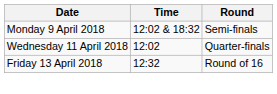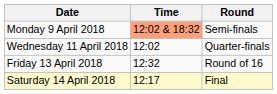(166, 30) no background -> (166, 30) lightsalmon background
+ row: (61, 81)
